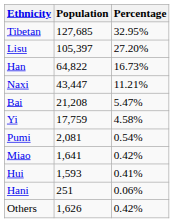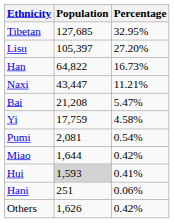(69, 155) 1,641 -> (69, 155) 1,644
(69, 173) no background -> (69, 173) lightgrey background
